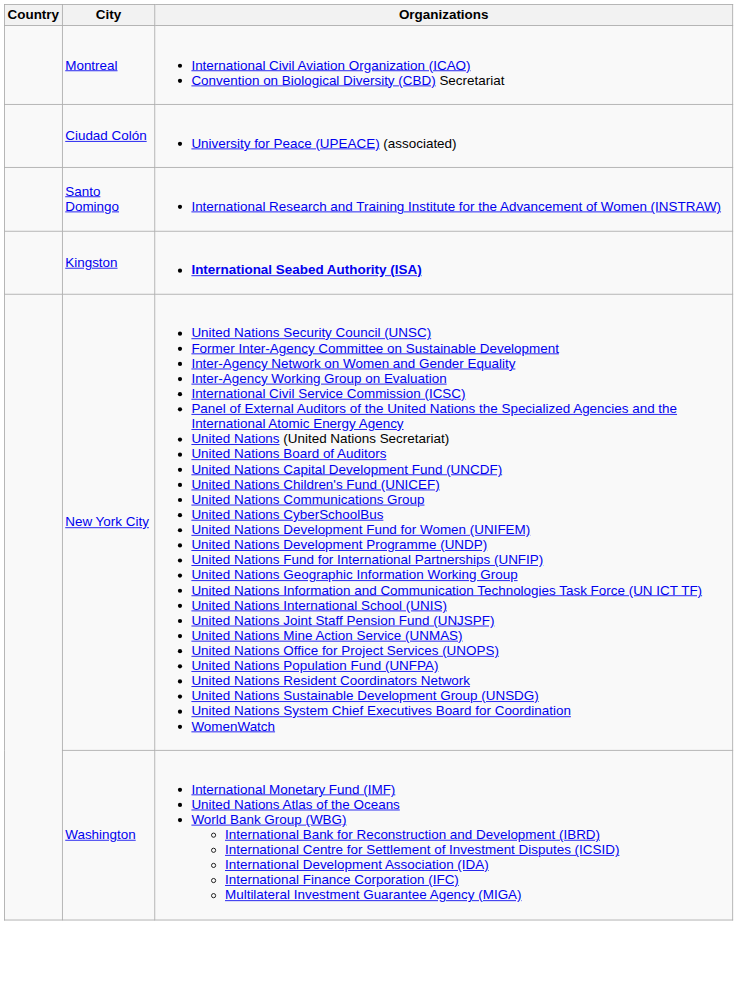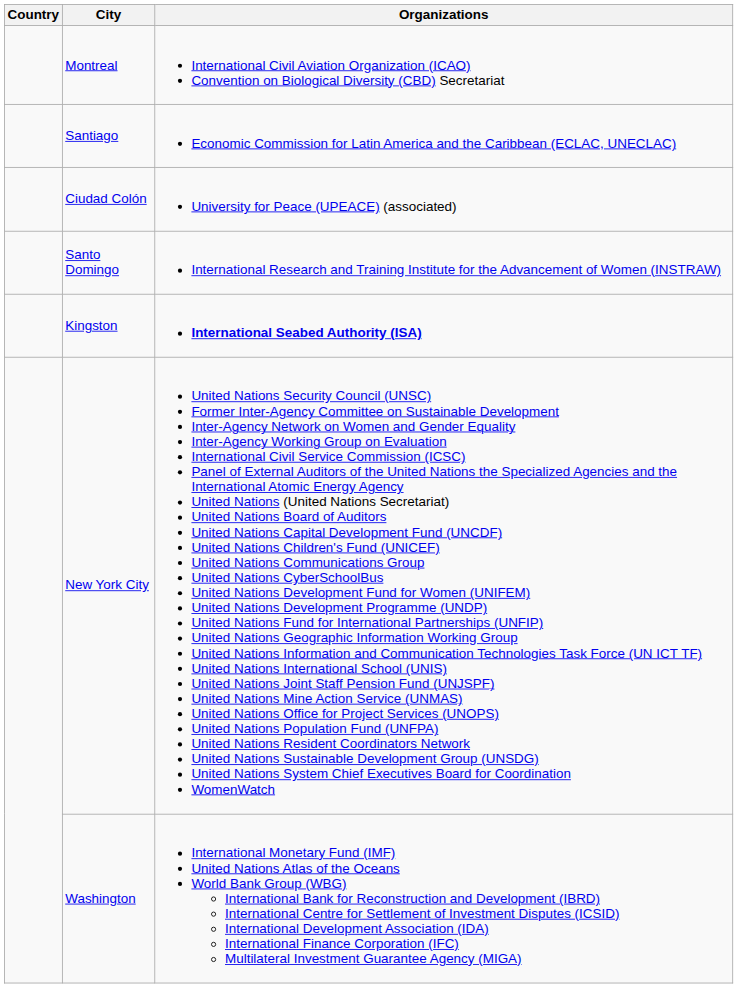+ row: (92, 135)
